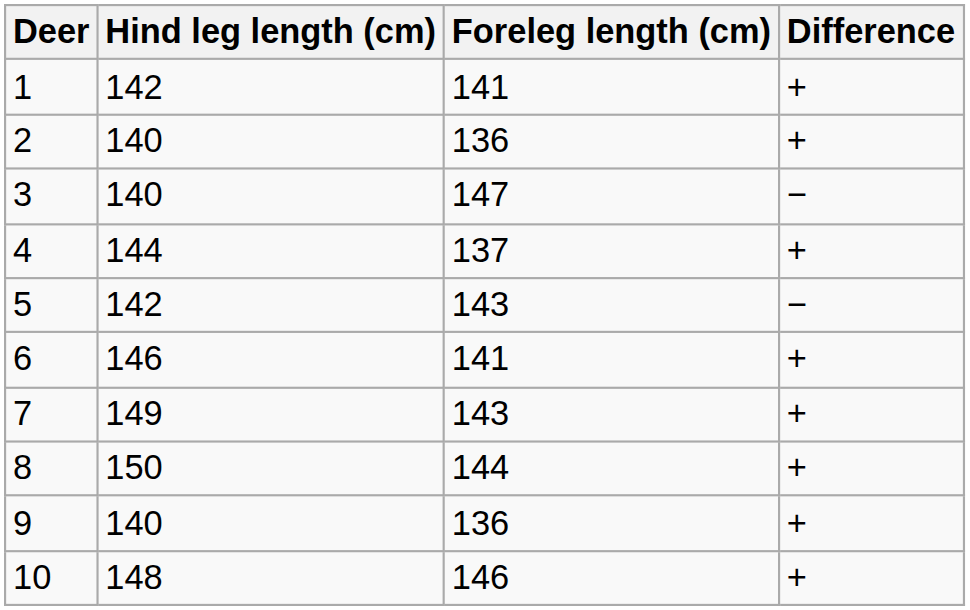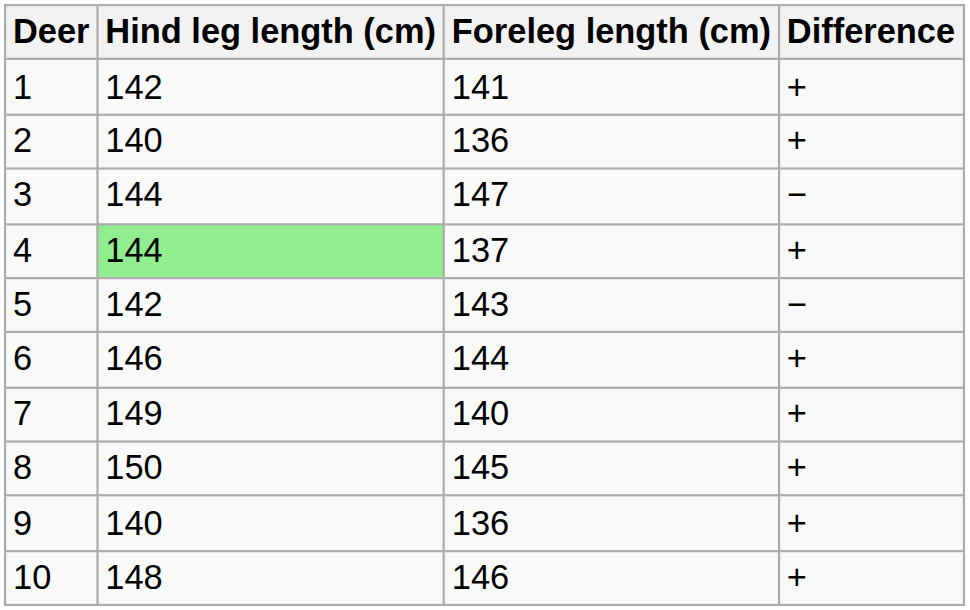(134, 195) 140 -> (134, 195) 144
(134, 250) no background -> (134, 250) lightgreen background
(481, 359) 141 -> (481, 359) 144
(481, 413) 143 -> (481, 413) 140
(481, 468) 144 -> (481, 468) 145
